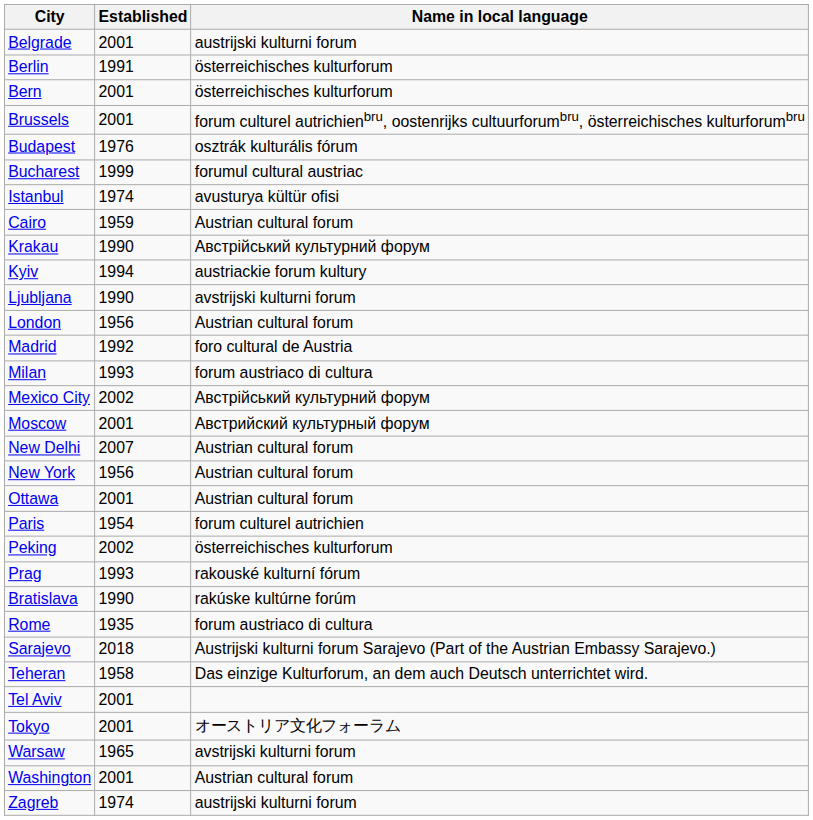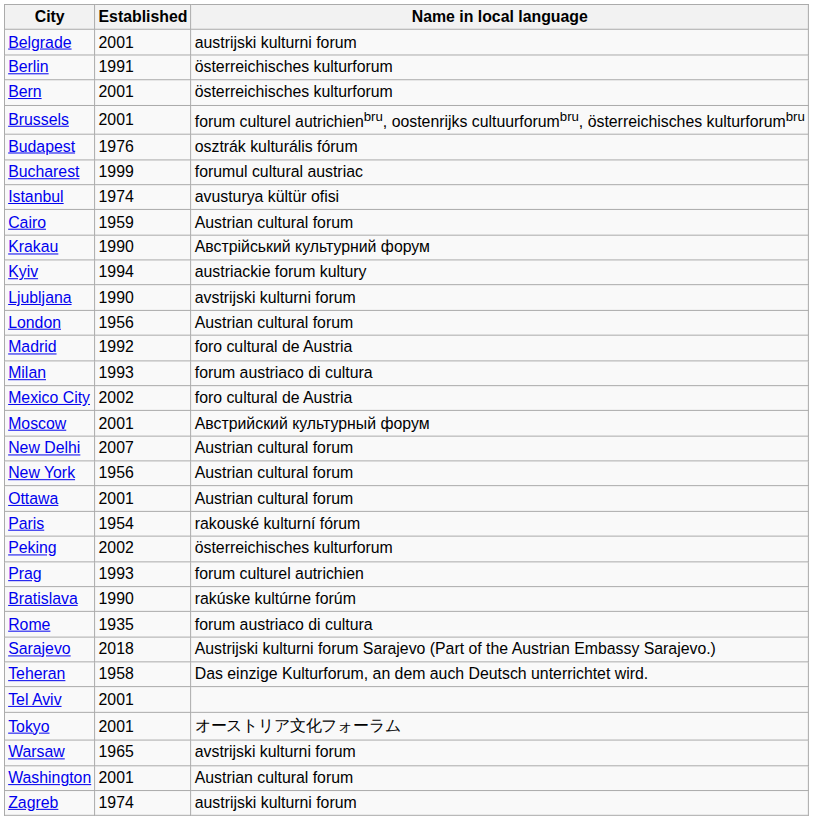(312, 398) Австрійський культурний форум -> (274, 398) foro cultural de Austria
(279, 523) forum culturel autrichien -> (277, 523) rakouské kulturní fórum
(277, 574) rakouské kulturní fórum -> (279, 574) forum culturel autrichien
